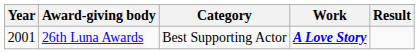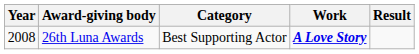(22, 37) 2001 -> (22, 37) 2008
